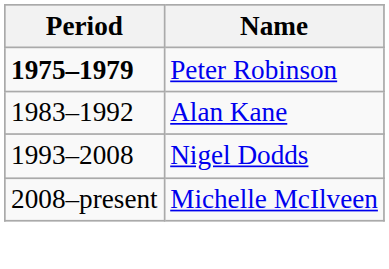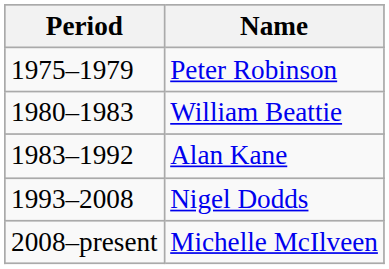(72, 69) bold -> (72, 69) normal
+ row: (256, 112)
